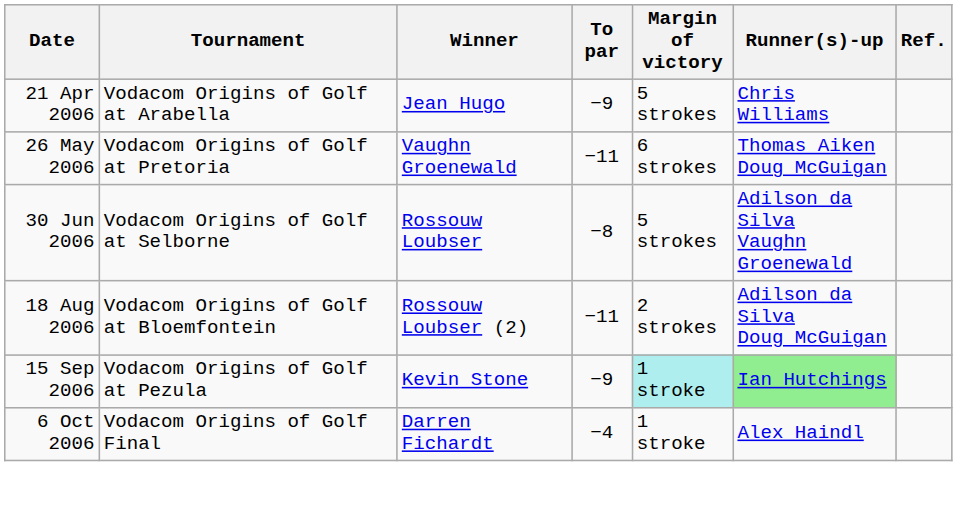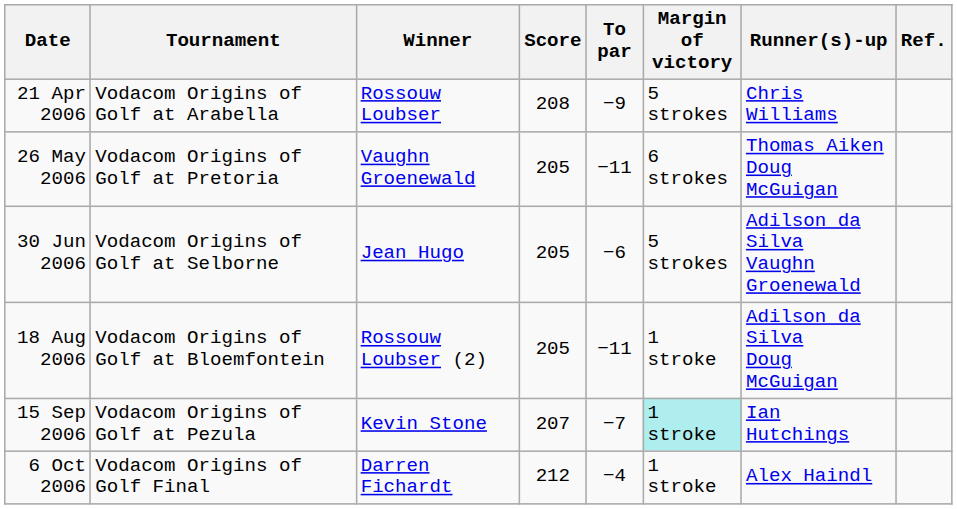+ column: (553, 42)
(453, 106) Jean Hugo -> (401, 106) Rossouw Loubser
(442, 233) Rossouw Loubser -> (412, 254) Jean Hugo
(602, 233) −8 -> (615, 254) −6
(677, 318) 2 strokes -> (682, 350) 1 stroke
(602, 381) −9 -> (615, 425) −7
(812, 381) lightgreen background -> (798, 425) no background
